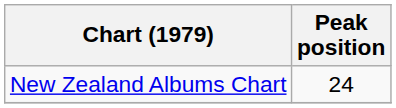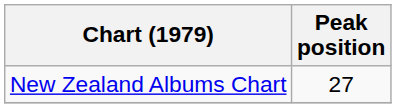(341, 84) 24 -> (341, 84) 27
